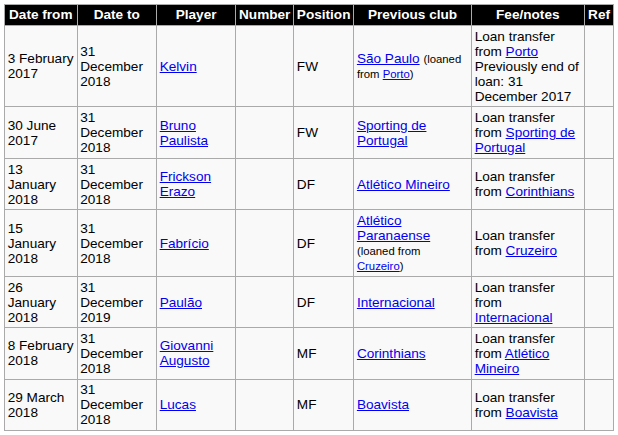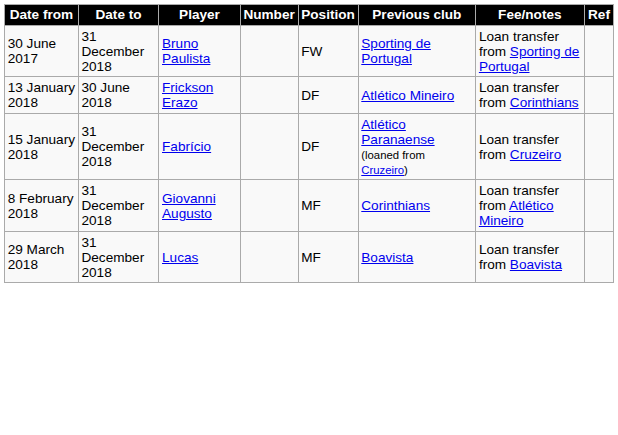- row: (41, 66)
(112, 184) 31 December 2018 -> (106, 95) 30 June 2018
- row: (32, 302)
